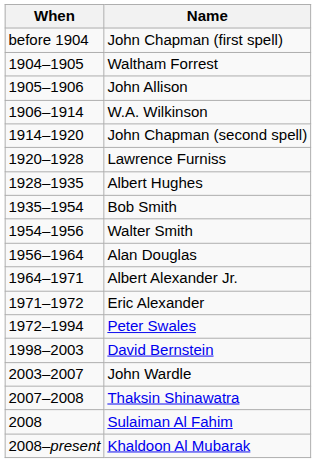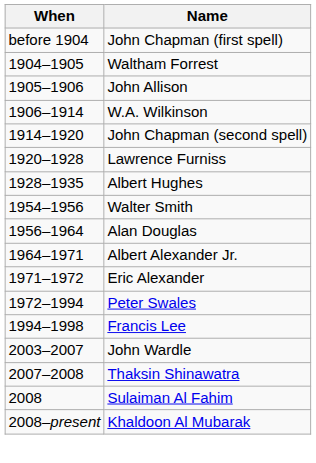- row: (142, 207)
+ row: (147, 326)
- row: (160, 350)
